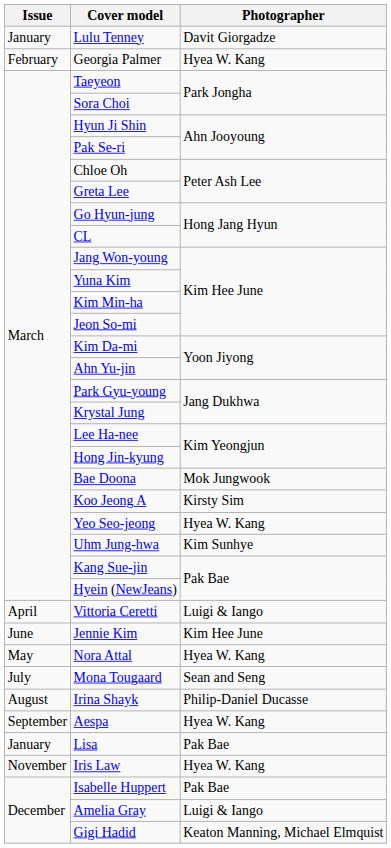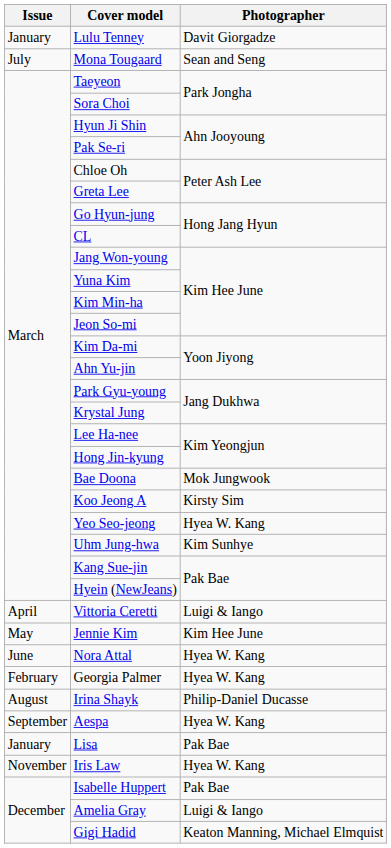rows swapped: (117, 59) <-> (118, 677)
(20, 633) June -> (20, 633) May
(20, 655) May -> (20, 655) June
